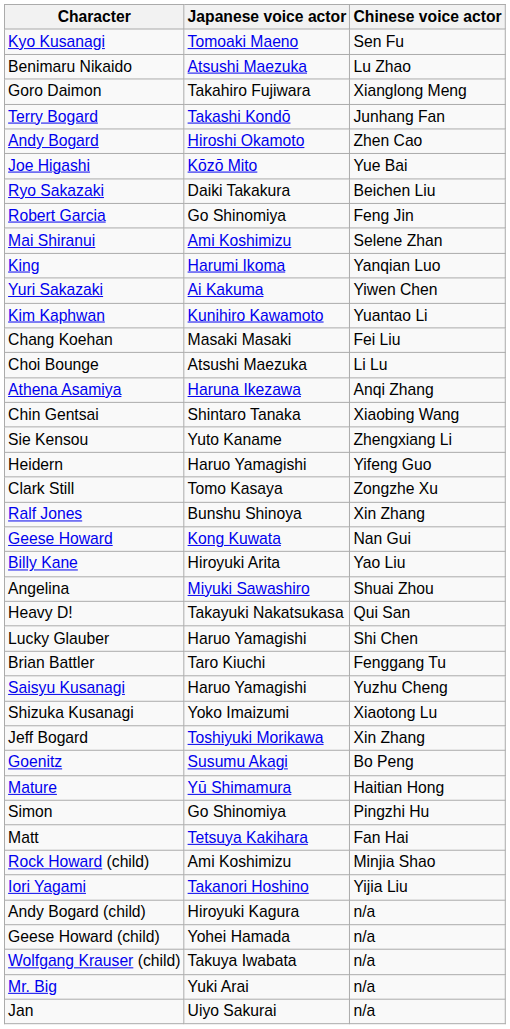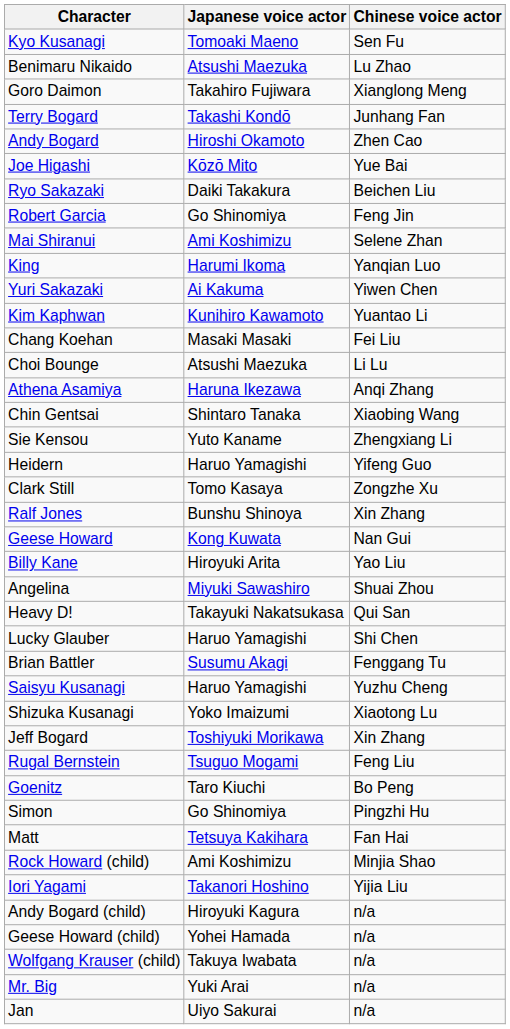(226, 663) Taro Kiuchi -> (238, 663) Susumu Akagi
+ row: (64, 762)
(238, 762) Susumu Akagi -> (226, 787) Taro Kiuchi
- row: (33, 787)
